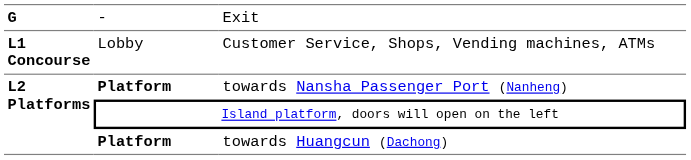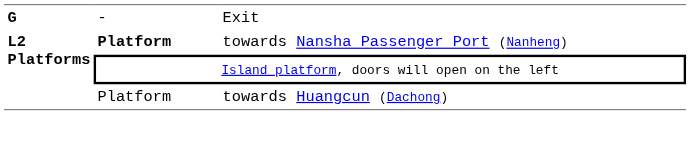- row: (439, 44)
(134, 141) bold -> (134, 97) normal
